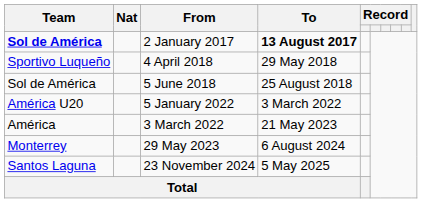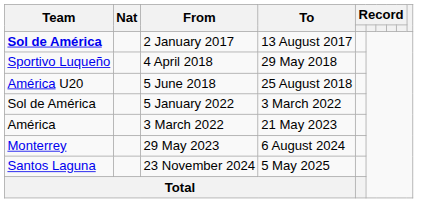(309, 41) bold -> (307, 41) normal
(52, 83) Sol de América -> (45, 83) América U20
(45, 104) América U20 -> (52, 104) Sol de América
